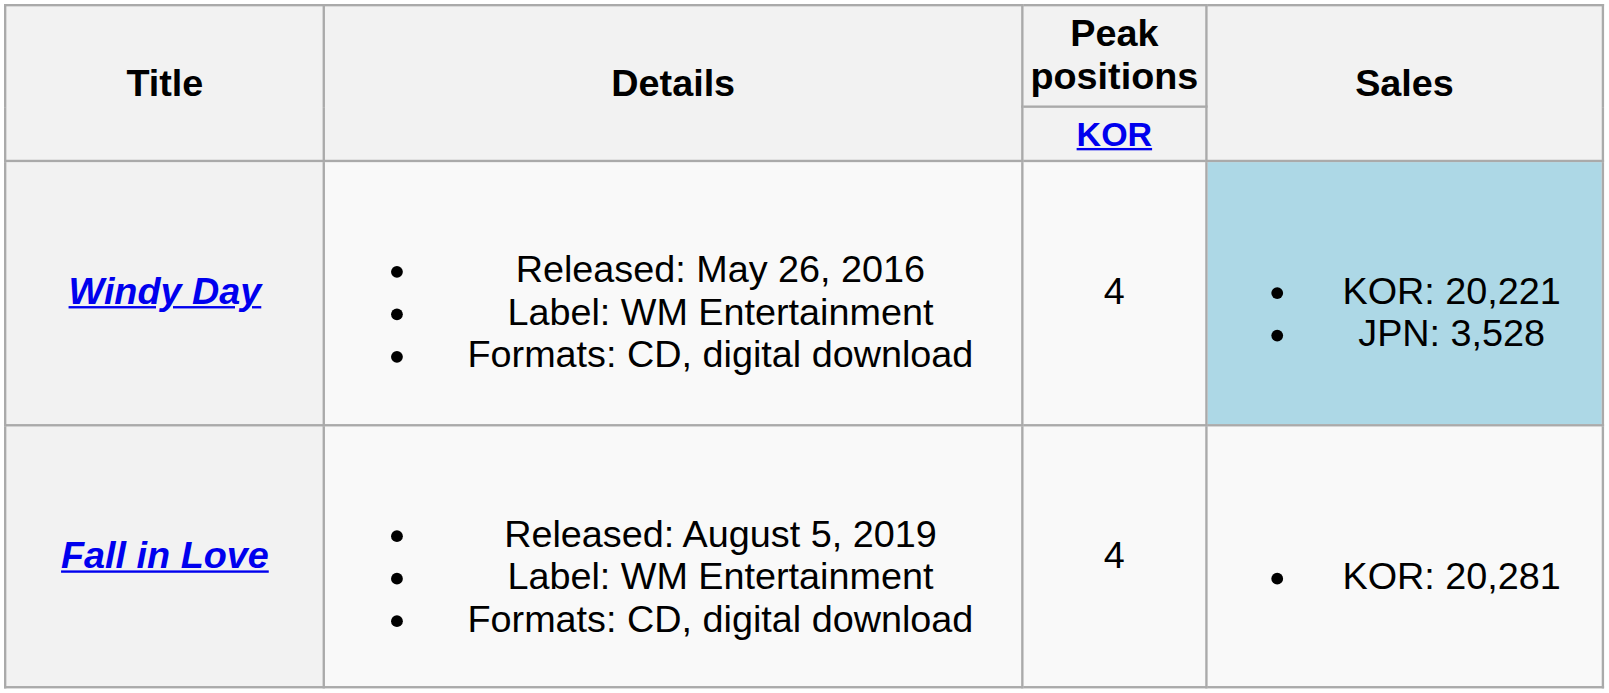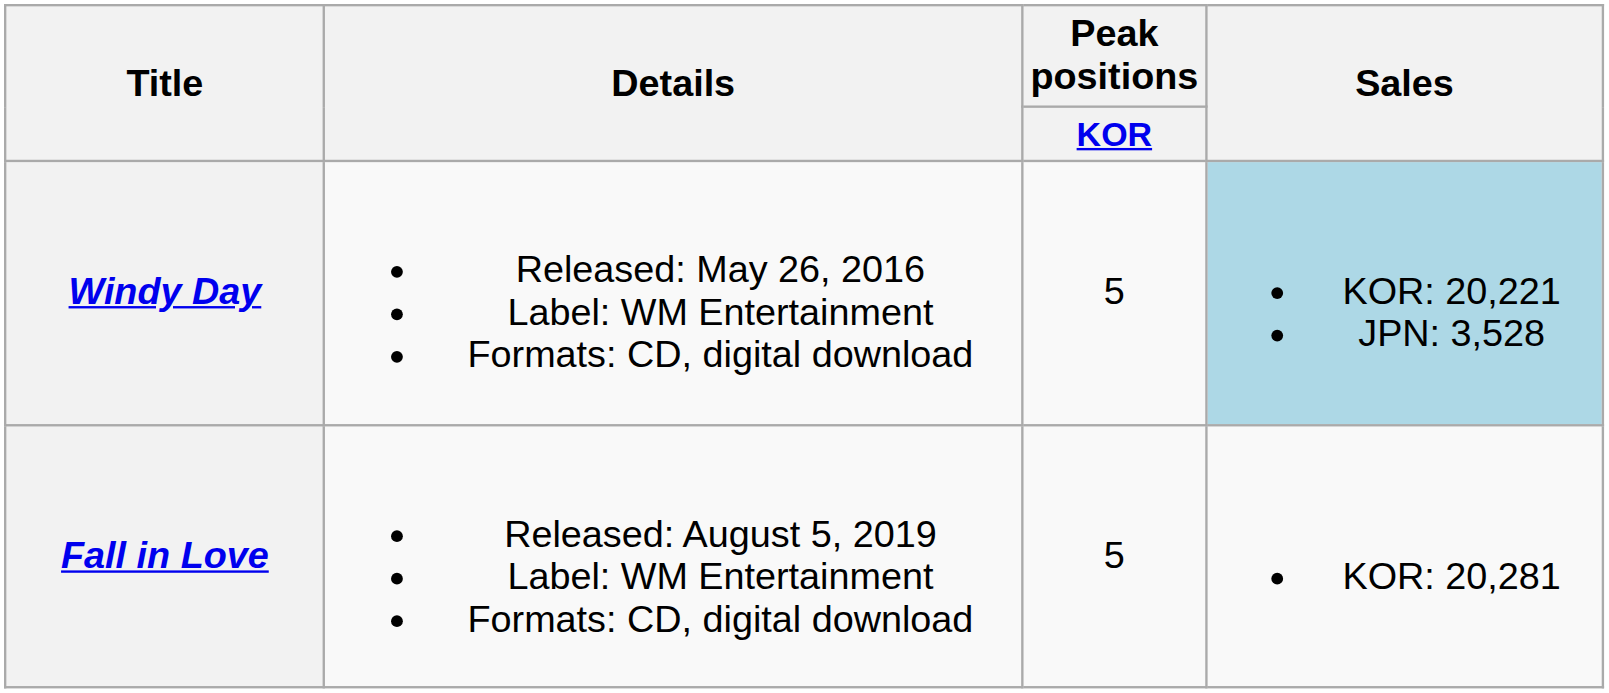(1114, 291) 4 -> (1114, 291) 5
(1114, 554) 4 -> (1114, 554) 5
